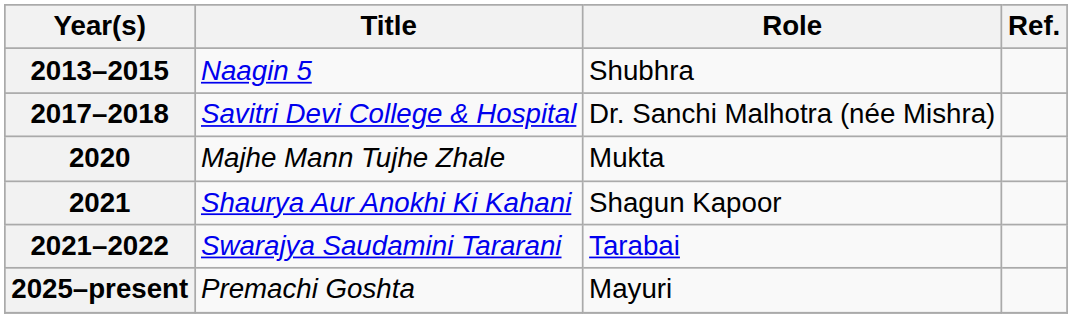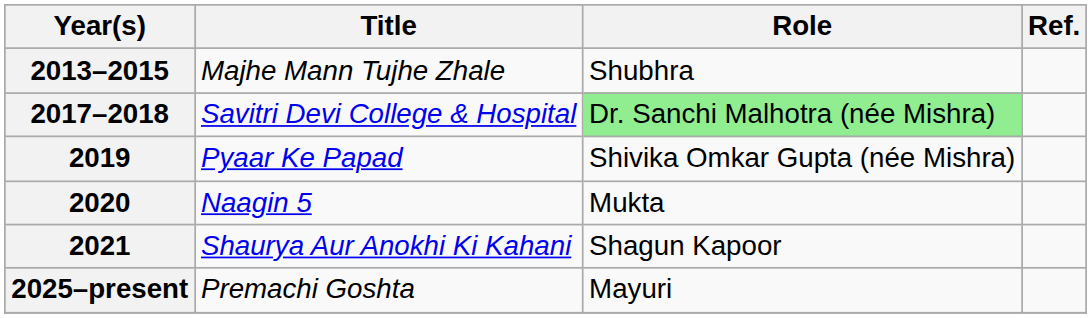(256, 70) Naagin 5 -> (353, 70) Majhe Mann Tujhe Zhale
(792, 114) no background -> (792, 114) lightgreen background
+ row: (100, 158)
(353, 158) Majhe Mann Tujhe Zhale -> (256, 202) Naagin 5
- row: (100, 245)
